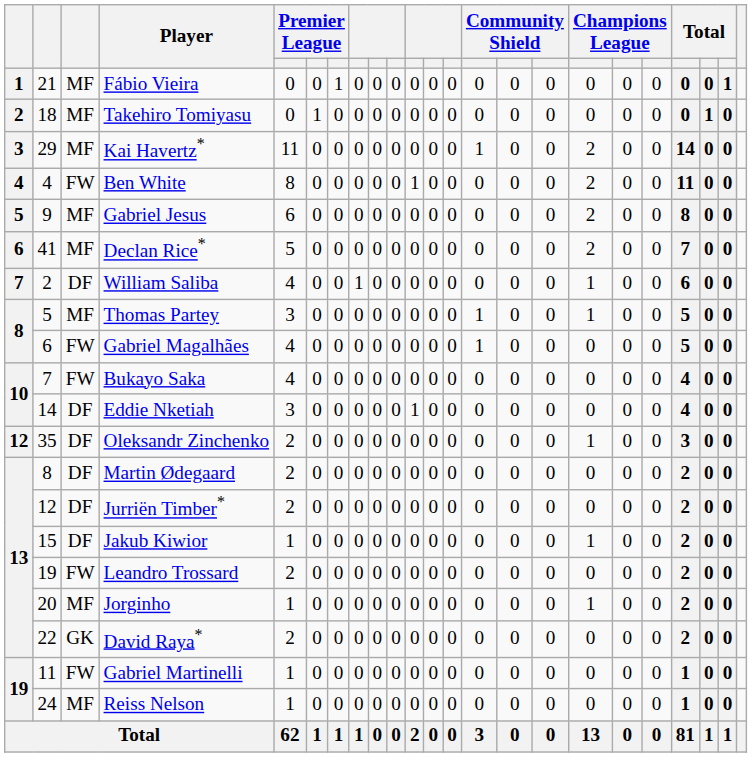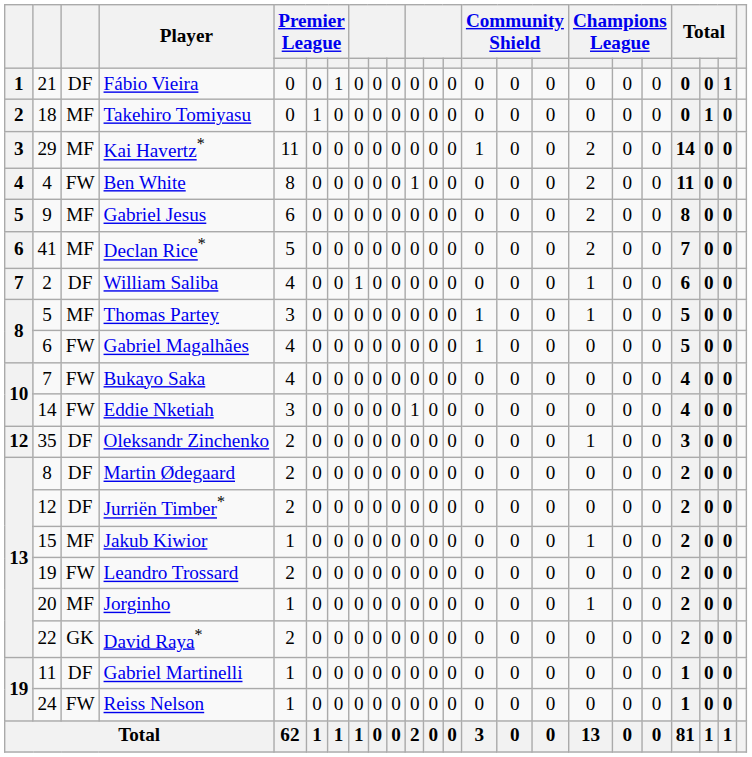(80, 83) MF -> (80, 83) DF
(80, 409) DF -> (80, 409) FW
(80, 541) DF -> (80, 541) MF
(80, 672) FW -> (80, 672) DF
(80, 704) MF -> (80, 704) FW
